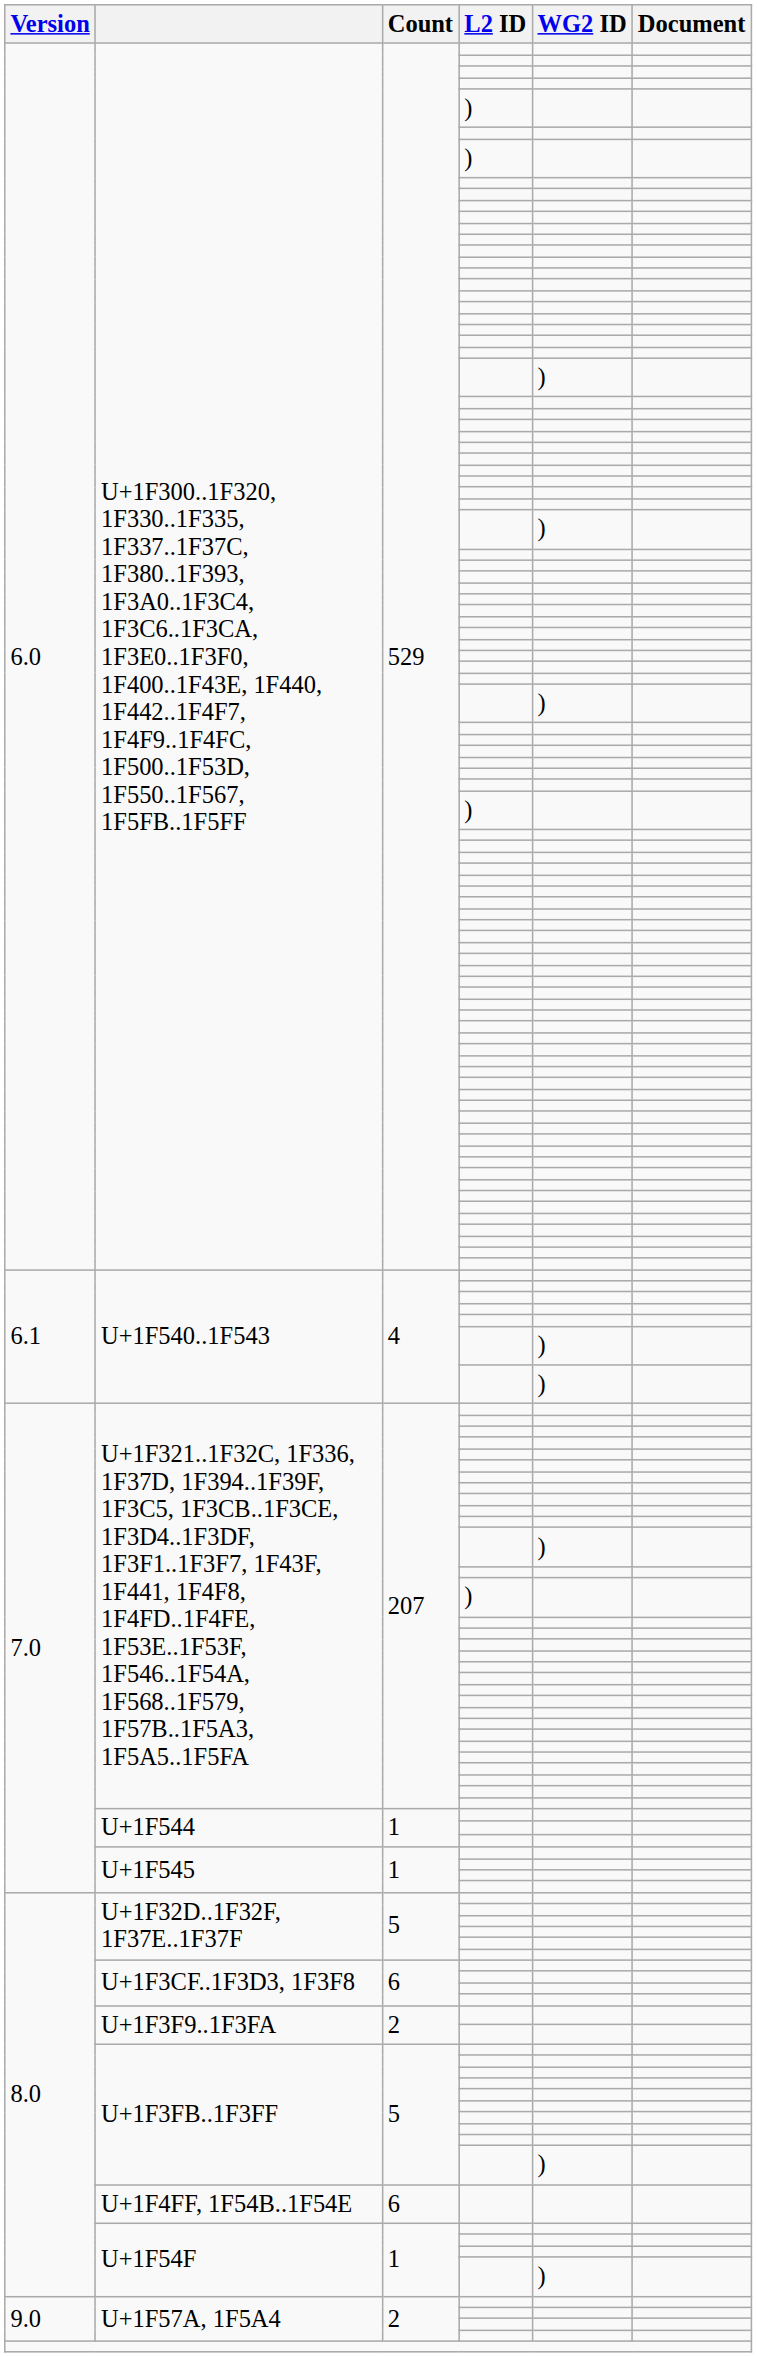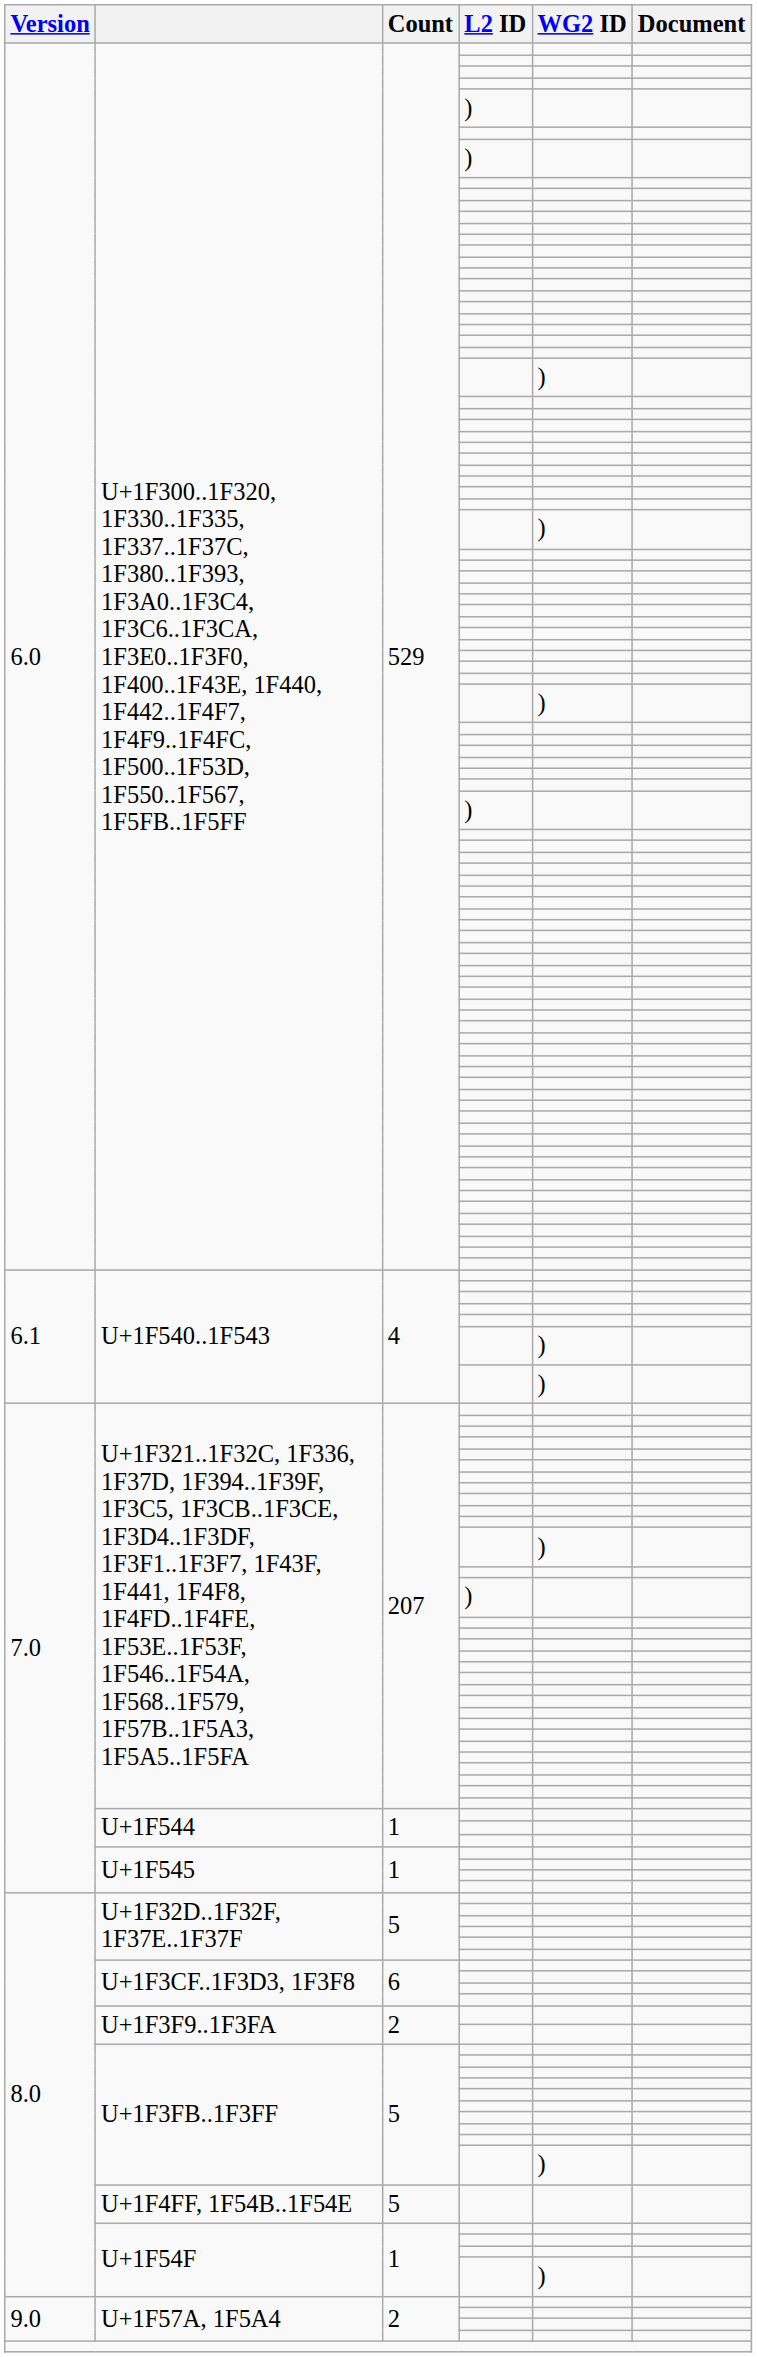(394, 2203) 6 -> (394, 2203) 5
